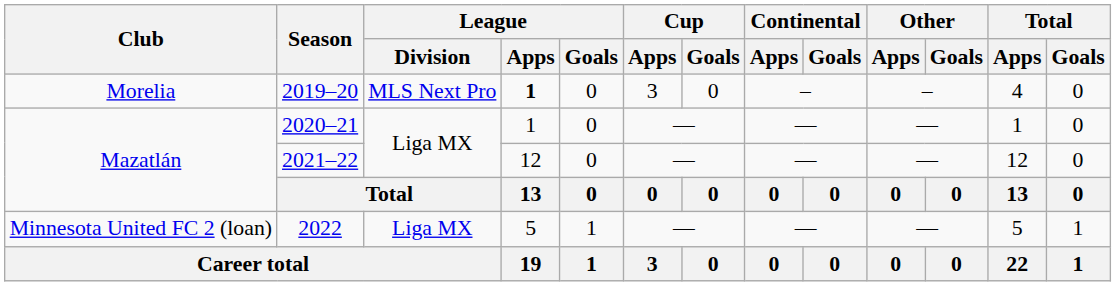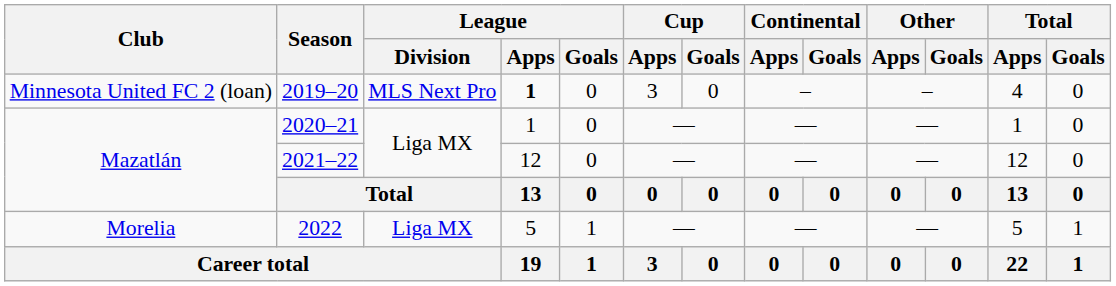(141, 90) Morelia -> (141, 90) Minnesota United FC 2 (loan)
(141, 228) Minnesota United FC 2 (loan) -> (141, 228) Morelia
